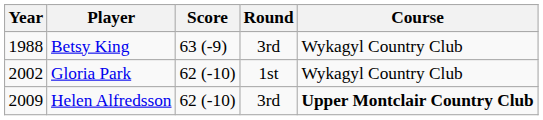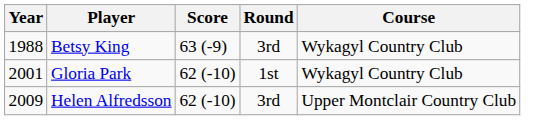(26, 73) 2002 -> (26, 73) 2001
(418, 100) bold -> (409, 100) normal
